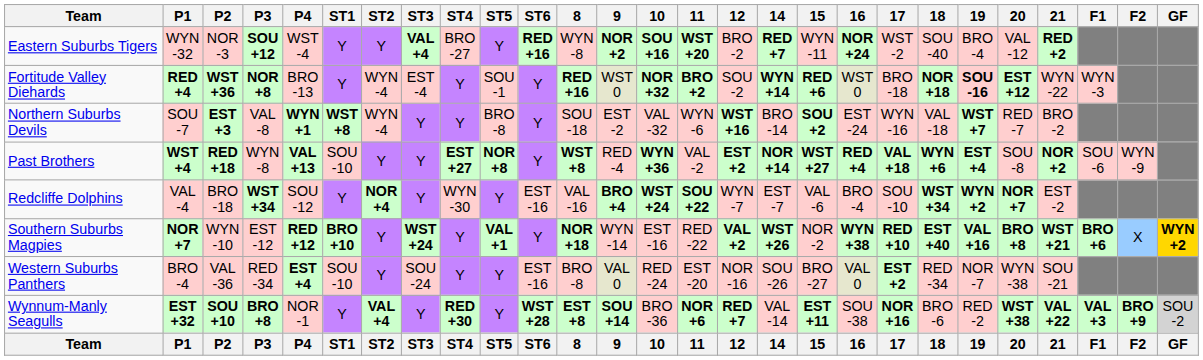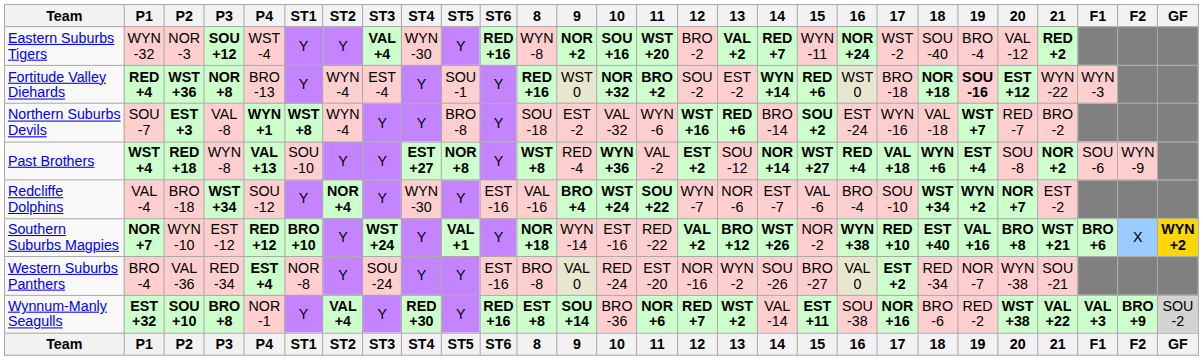+ column: (737, 15)
(460, 46) BRO -27 -> (421, 46) WYN -30
(342, 275) SOU -10 -> (304, 275) NOR -8
(538, 314) WST +28 -> (498, 314) RED +16
